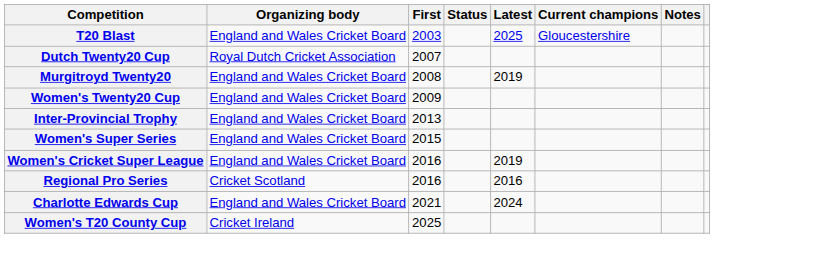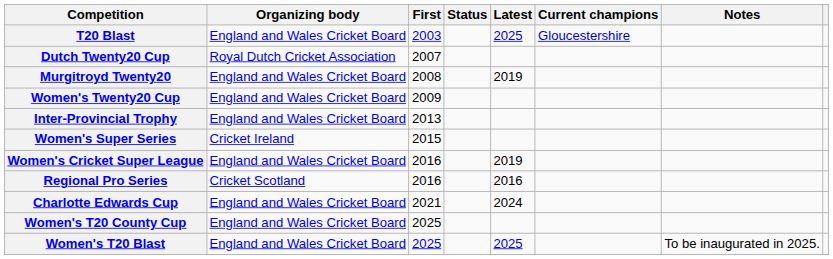(308, 139) England and Wales Cricket Board -> (252, 139) Cricket Ireland
(252, 222) Cricket Ireland -> (308, 222) England and Wales Cricket Board
+ row: (105, 243)
